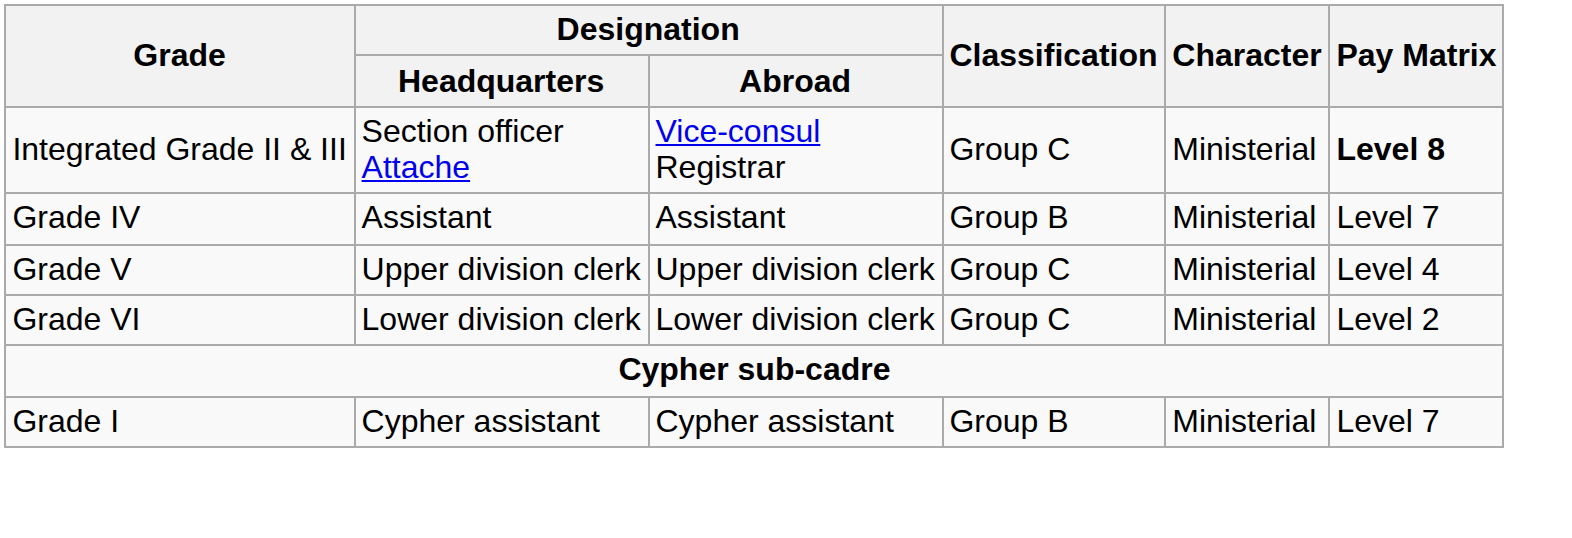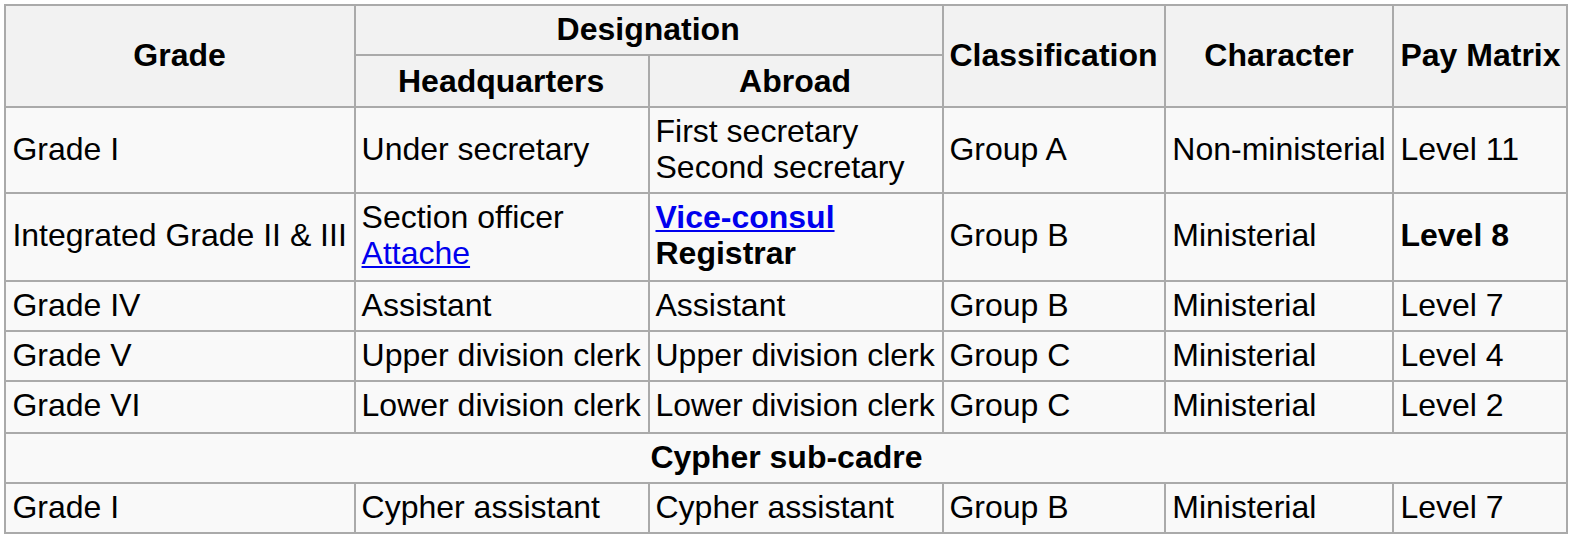+ row: (475, 149)
(738, 149) normal -> (745, 236) bold
(1010, 149) Group C -> (1009, 236) Group B
